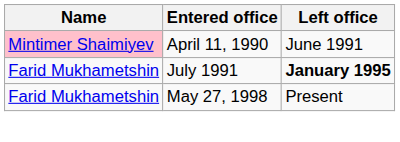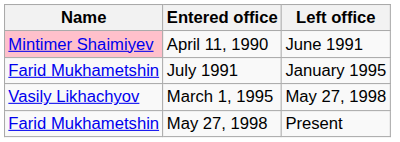(338, 70) bold -> (336, 70) normal
+ row: (220, 96)
